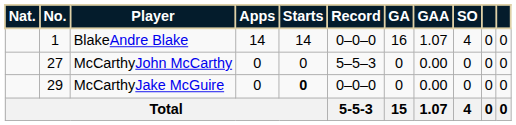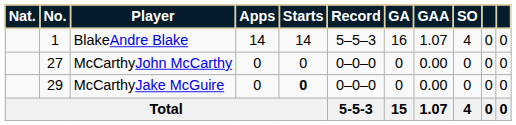(356, 40) 0–0–0 -> (356, 40) 5–5–3
(356, 63) 5–5–3 -> (356, 63) 0–0–0
